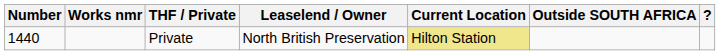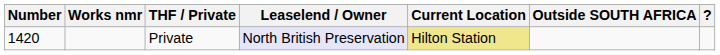(24, 38) 1440 -> (24, 38) 1420
(324, 38) no background -> (324, 38) lavender background
